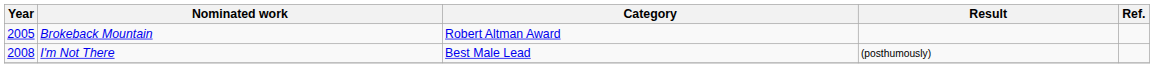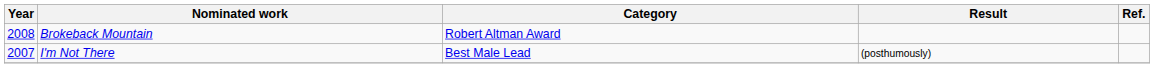(21, 33) 2005 -> (21, 33) 2008
(21, 53) 2008 -> (21, 53) 2007
